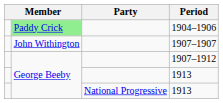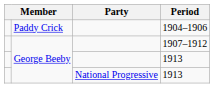(38, 28) lightgreen background -> (38, 28) no background
- row: (126, 44)
